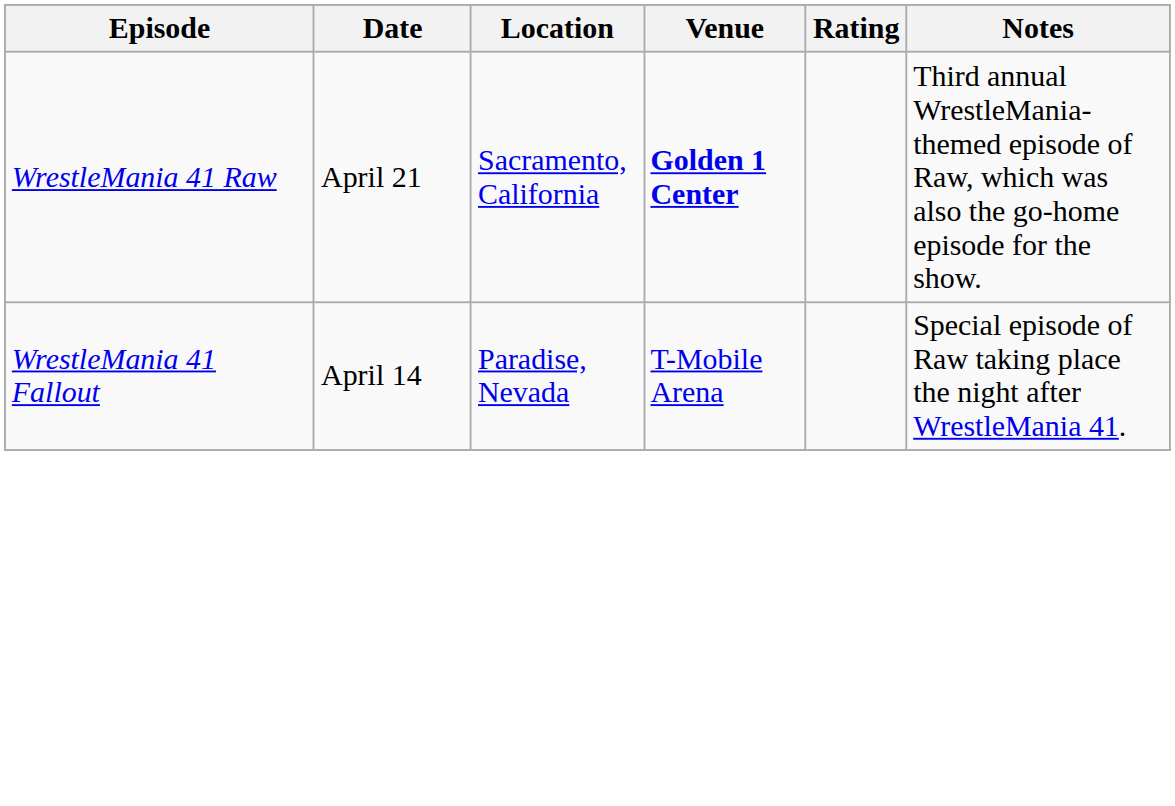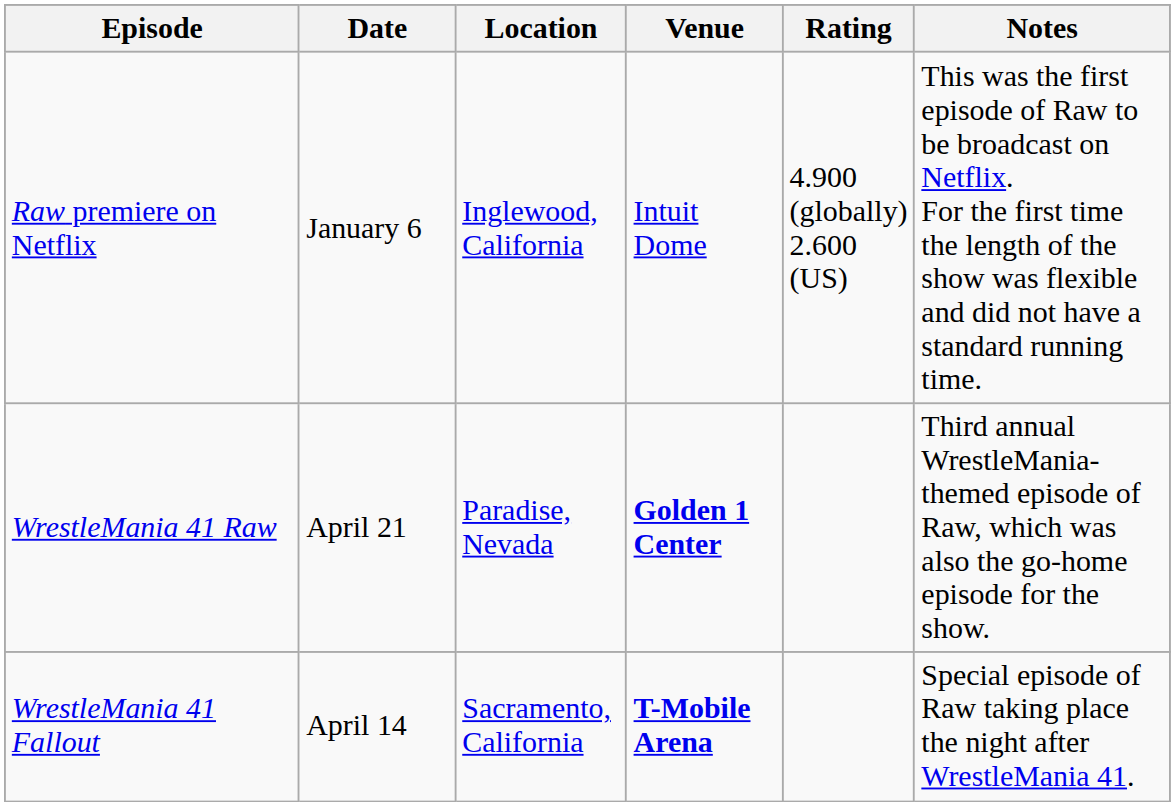+ row: (114, 227)
(552, 176) Sacramento, California -> (517, 527) Paradise, Nevada
(532, 375) Paradise, Nevada -> (537, 725) Sacramento, California
(706, 375) normal -> (692, 725) bold
